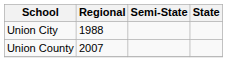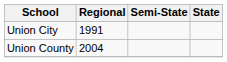(91, 30) 1988 -> (91, 30) 1991
(91, 48) 2007 -> (91, 48) 2004
